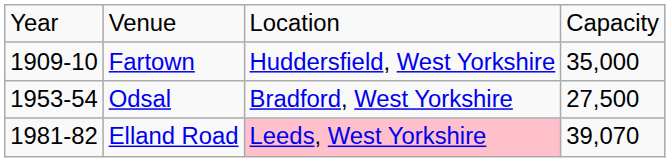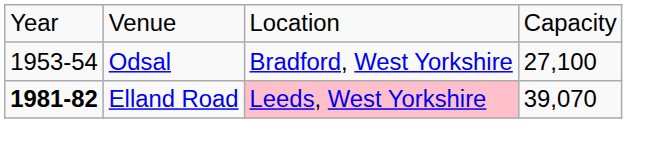- row: (152, 61)
(603, 99) 27,500 -> (560, 61) 27,100
(54, 136) normal -> (54, 99) bold
